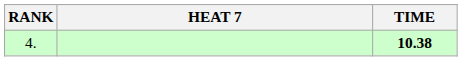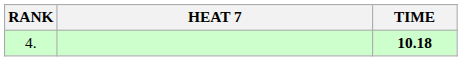(415, 43) 10.38 -> (415, 43) 10.18
